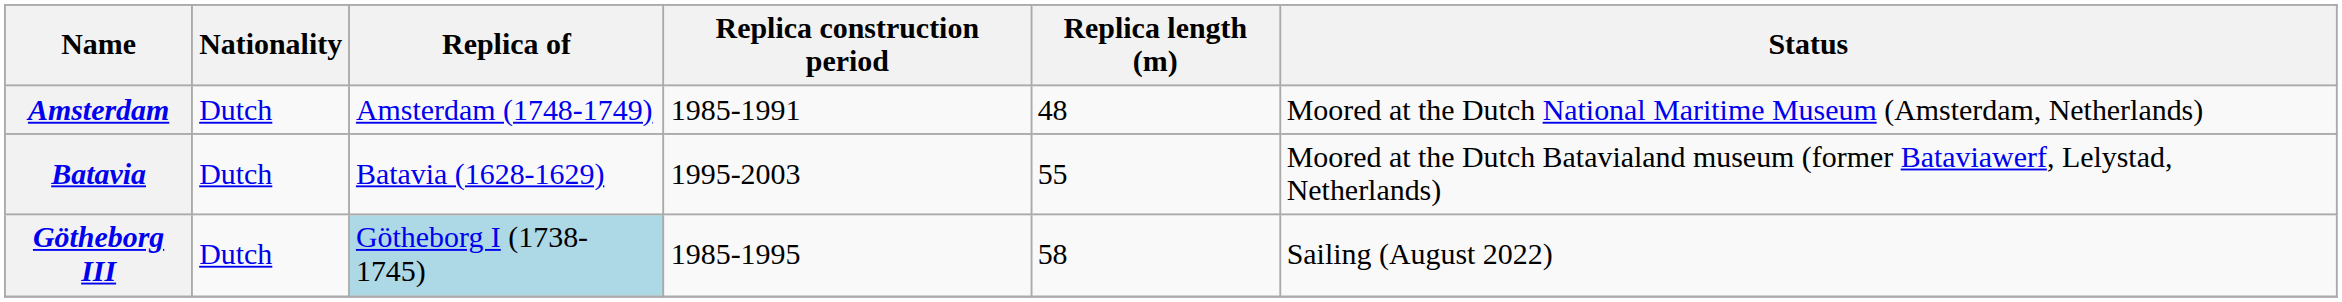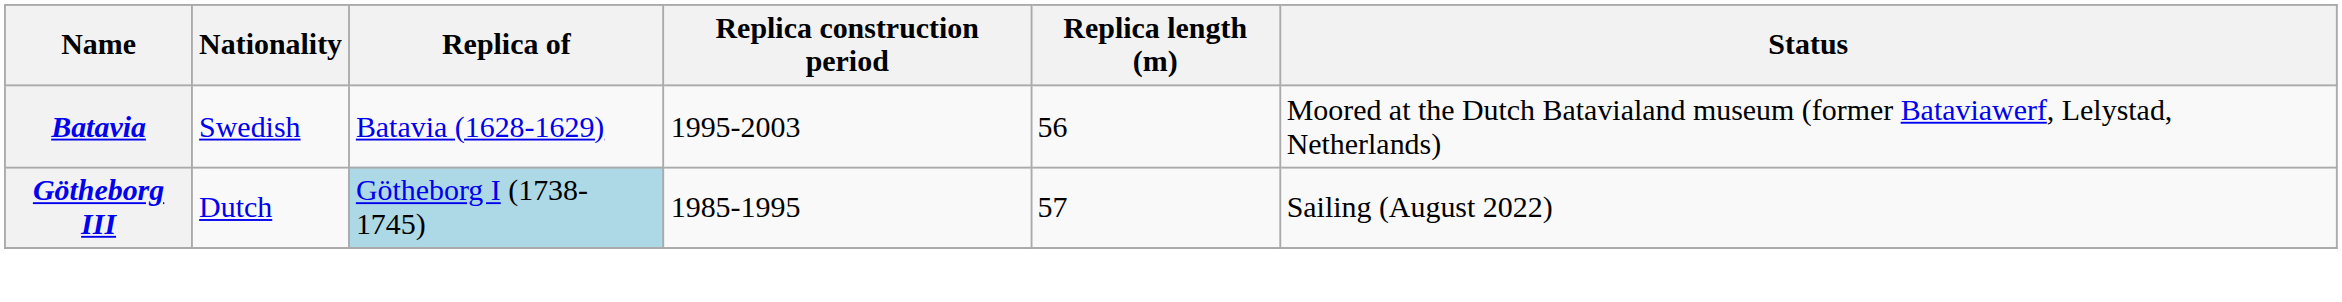- row: (99, 109)
(236, 173) Dutch -> (250, 126) Swedish
(1053, 173) 55 -> (1053, 126) 56
(1053, 254) 58 -> (1053, 207) 57
